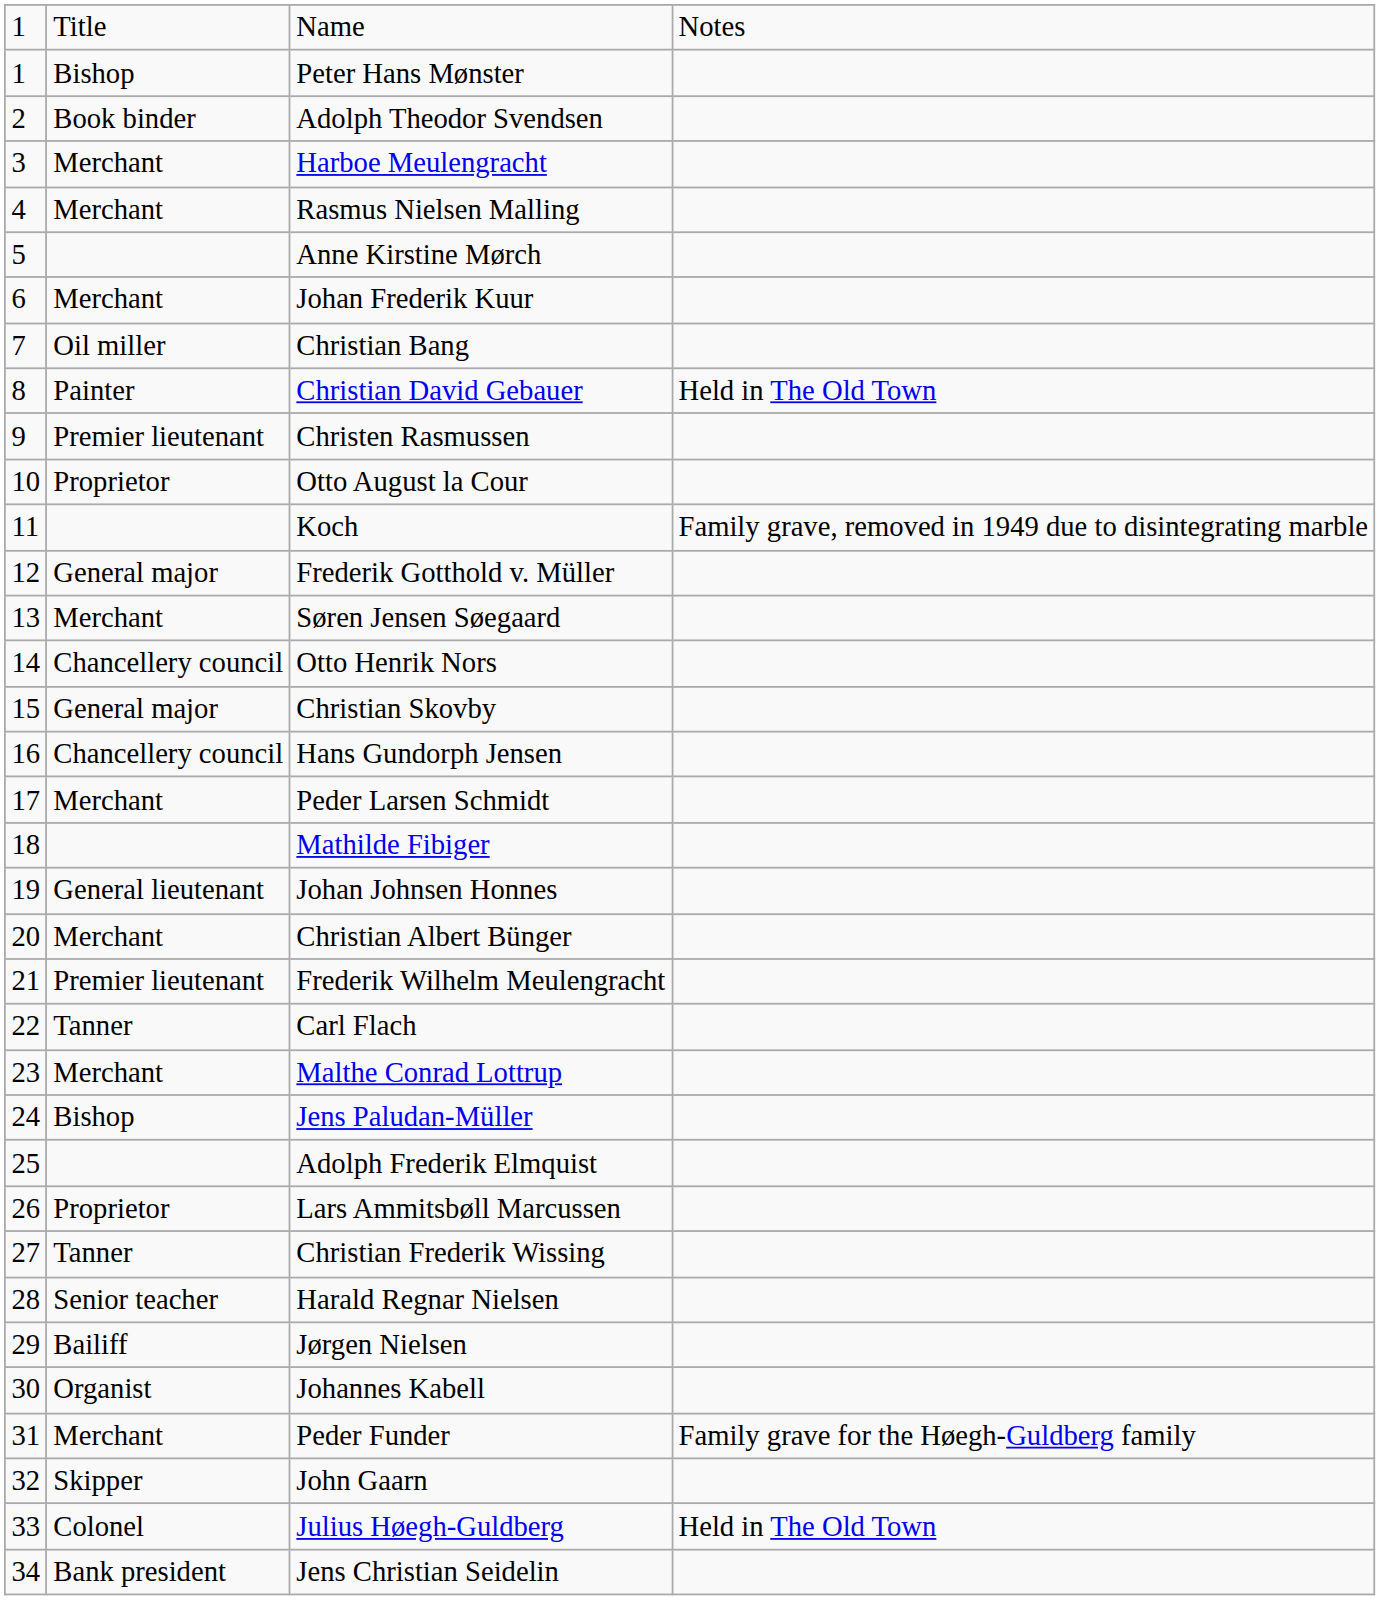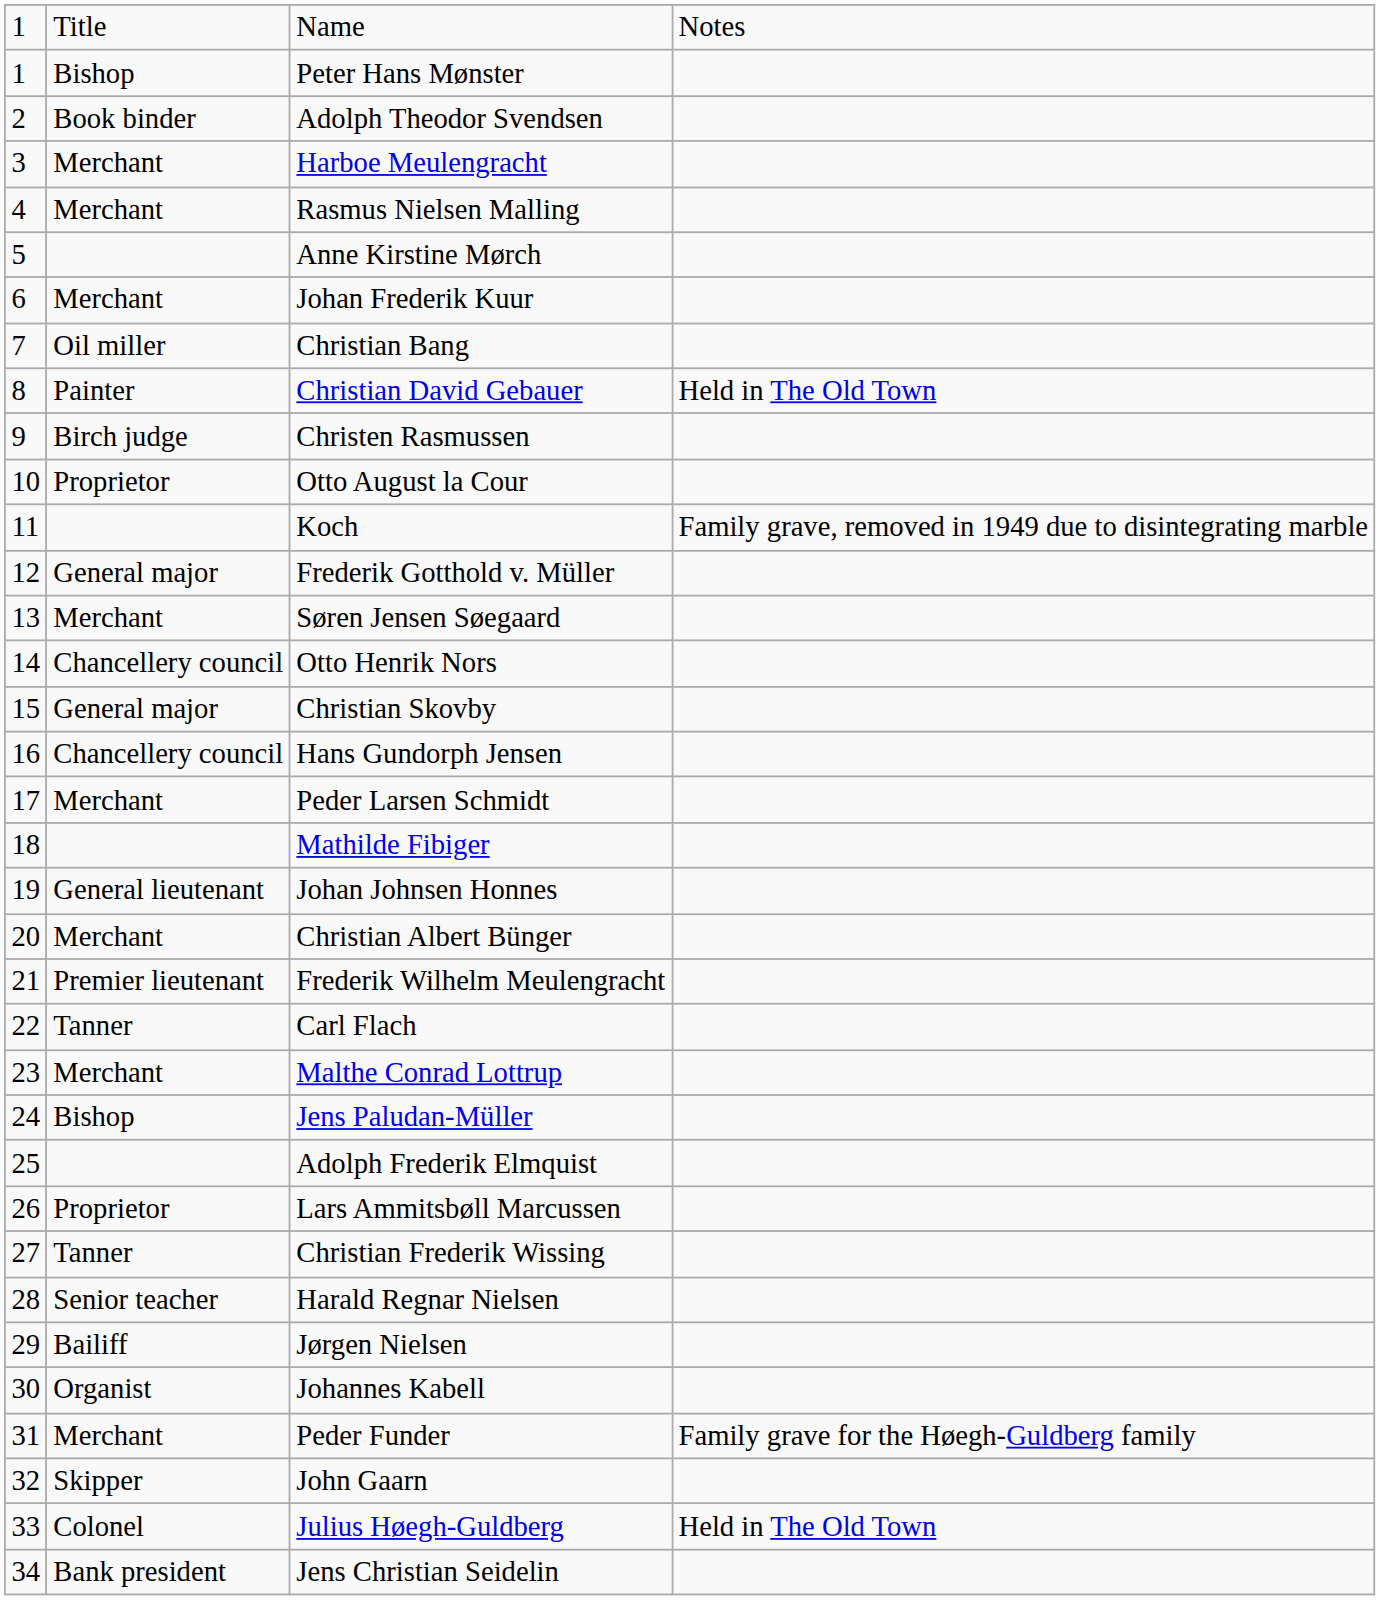(159, 436) Premier lieutenant -> (121, 436) Birch judge
